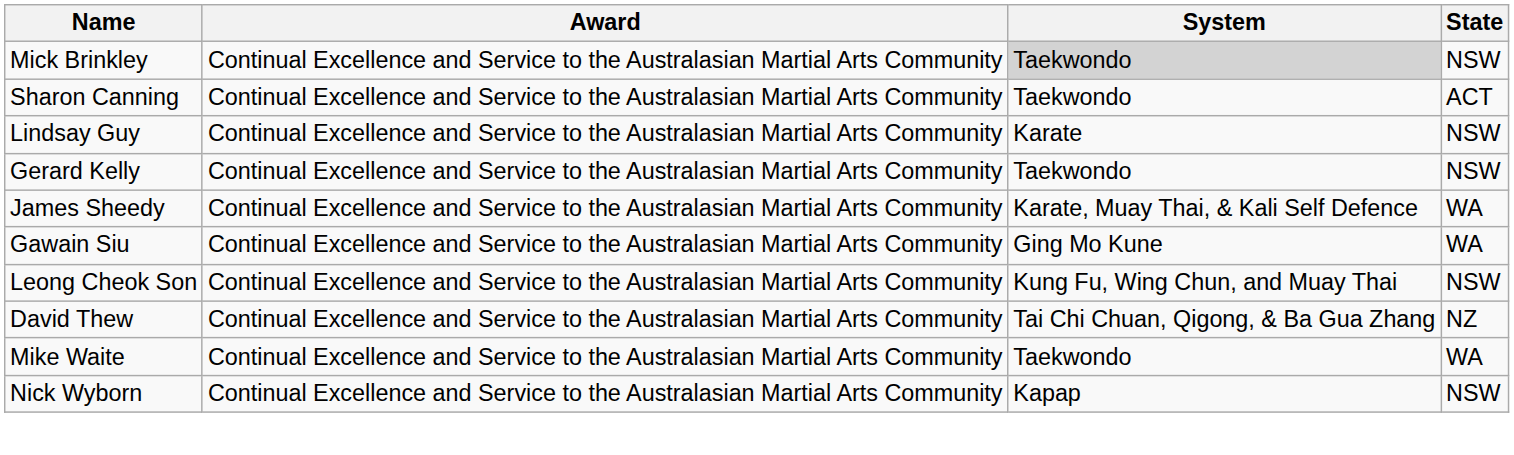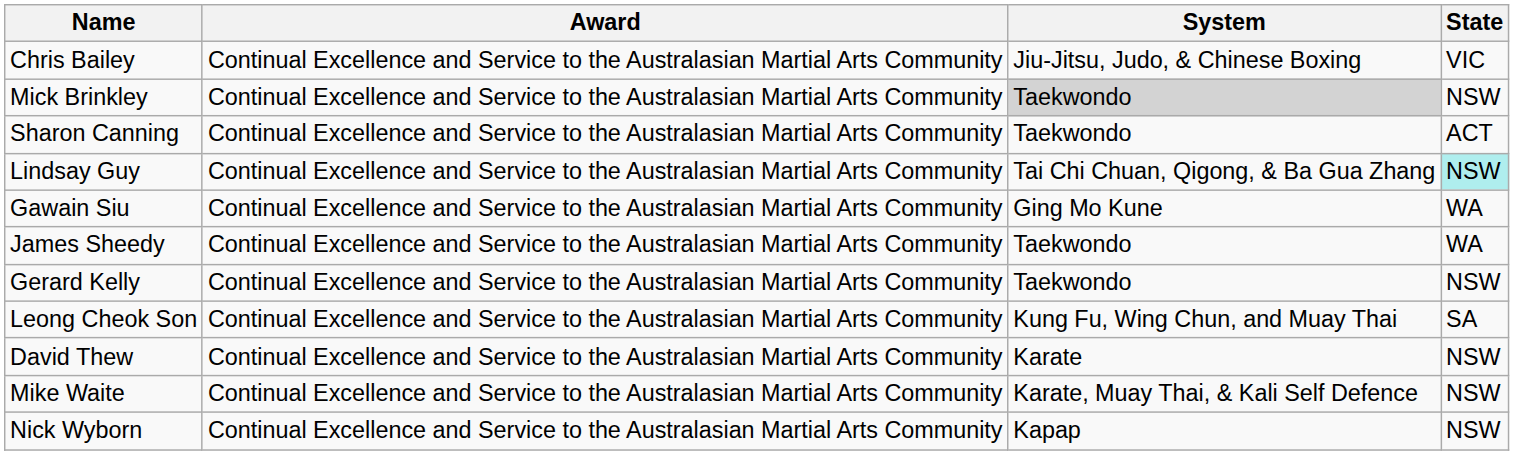+ row: (72, 60)
(1048, 134) Karate -> (1224, 171) Tai Chi Chuan, Qigong, & Ba Gua Zhang
(1473, 134) no background -> (1473, 171) paleturquoise background
rows swapped: (75, 171) <-> (70, 245)
(1216, 208) Karate, Muay Thai, & Kali Self Defence -> (1072, 245) Taekwondo
(1473, 282) NSW -> (1462, 319) SA
(1224, 319) Tai Chi Chuan, Qigong, & Ba Gua Zhang -> (1048, 356) Karate
(1462, 319) NZ -> (1473, 356) NSW
(1072, 356) Taekwondo -> (1216, 393) Karate, Muay Thai, & Kali Self Defence
(1465, 356) WA -> (1473, 393) NSW
